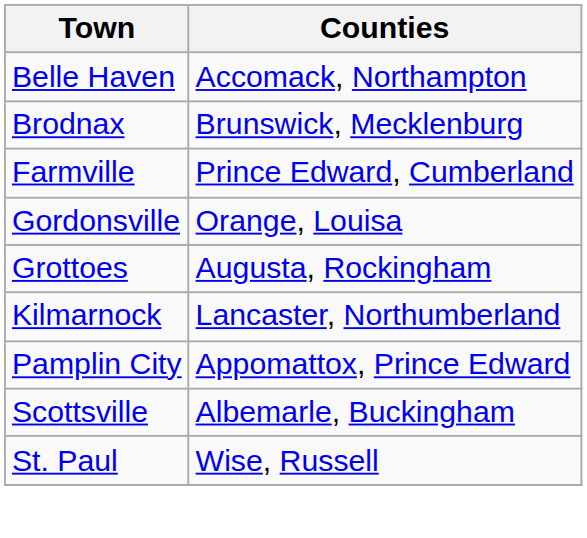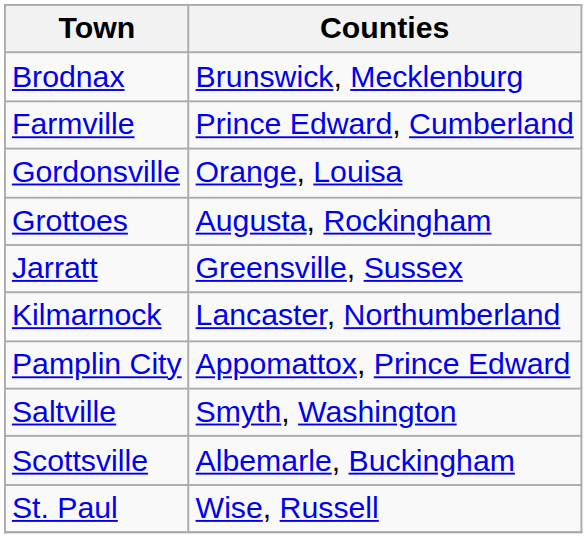- row: (93, 76)
+ row: (55, 268)
+ row: (64, 412)
